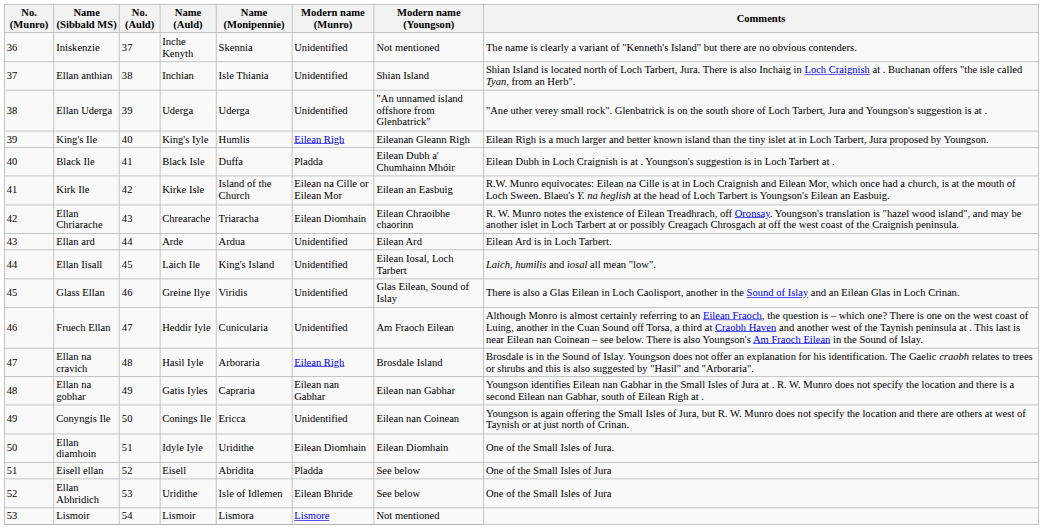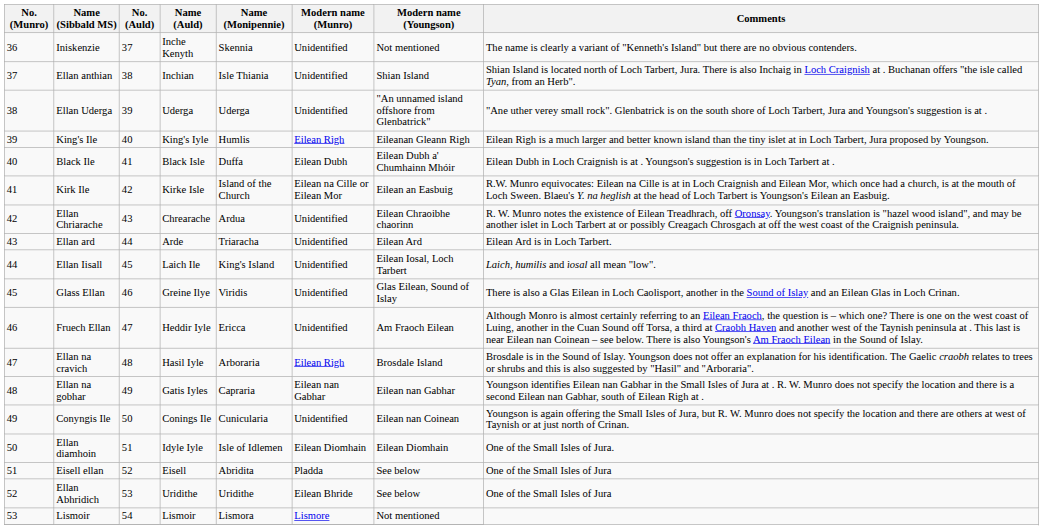(309, 161) Pladda -> (321, 161) Eilean Dubh
(239, 219) Triaracha -> (232, 219) Ardua
(330, 219) Eilean Diomhain -> (321, 219) Unidentified
(232, 241) Ardua -> (239, 241) Triaracha
(243, 327) Cunicularia -> (232, 327) Ericca
(232, 419) Ericca -> (243, 419) Cunicularia
(236, 448) Uridithe -> (251, 448) Isle of Idlemen
(251, 493) Isle of Idlemen -> (236, 493) Uridithe
